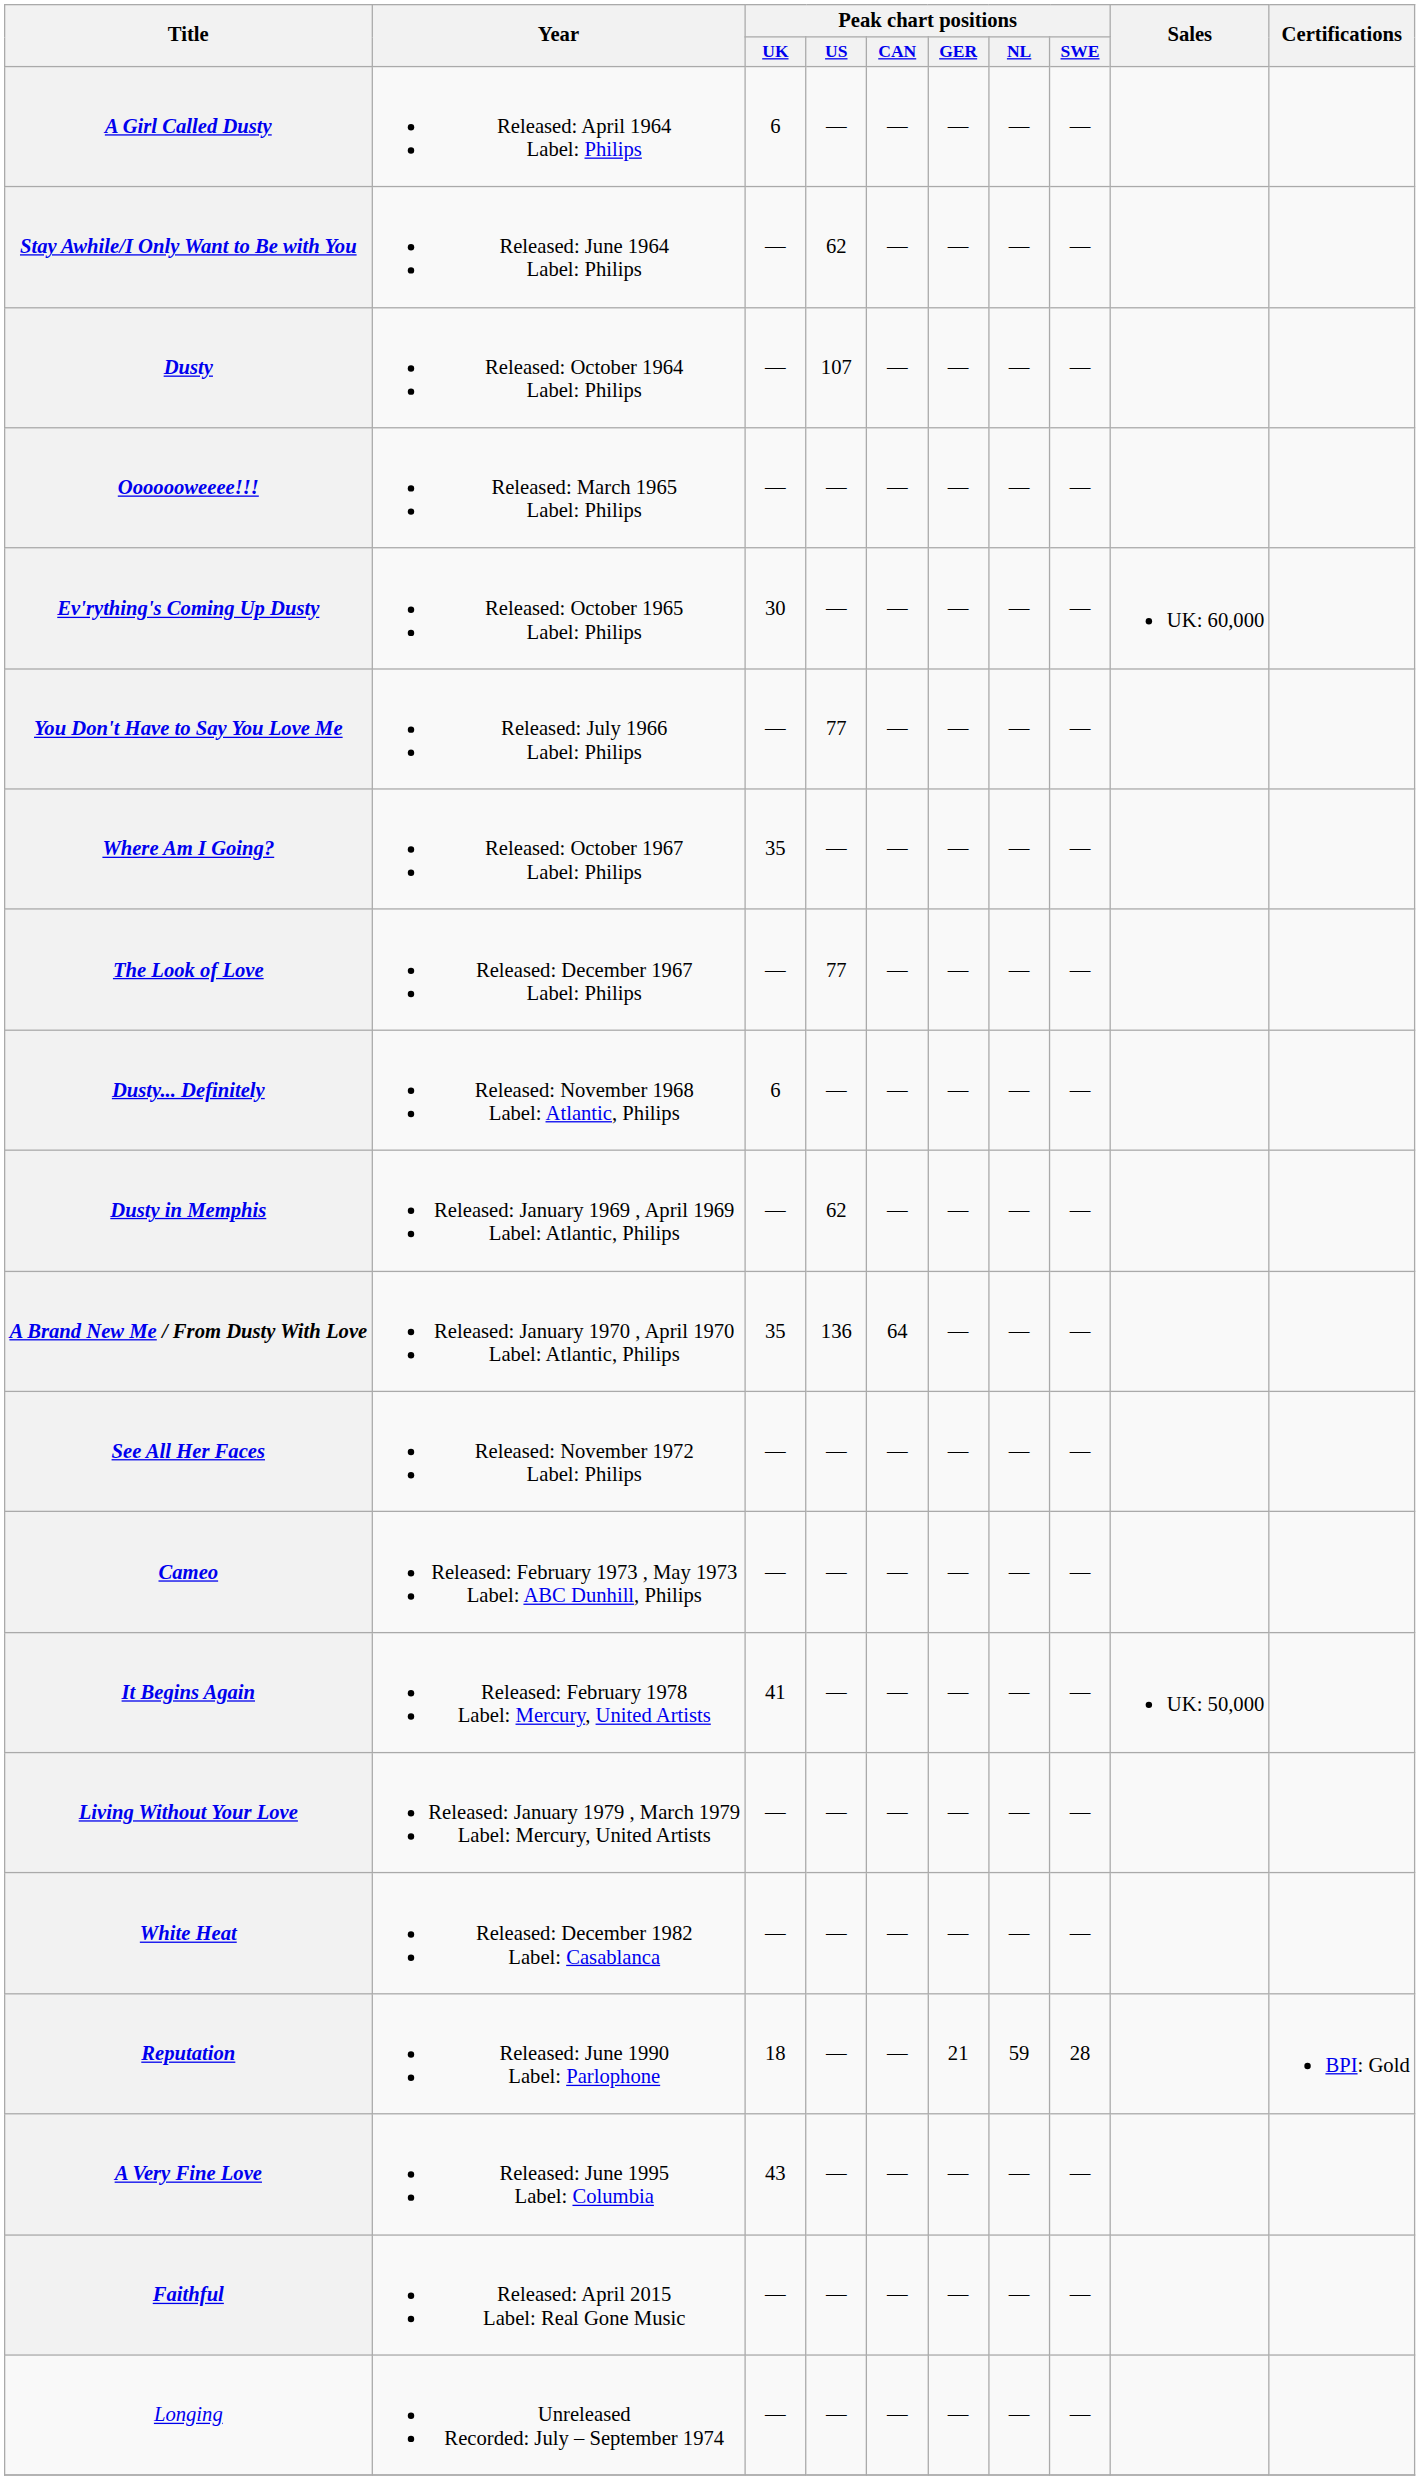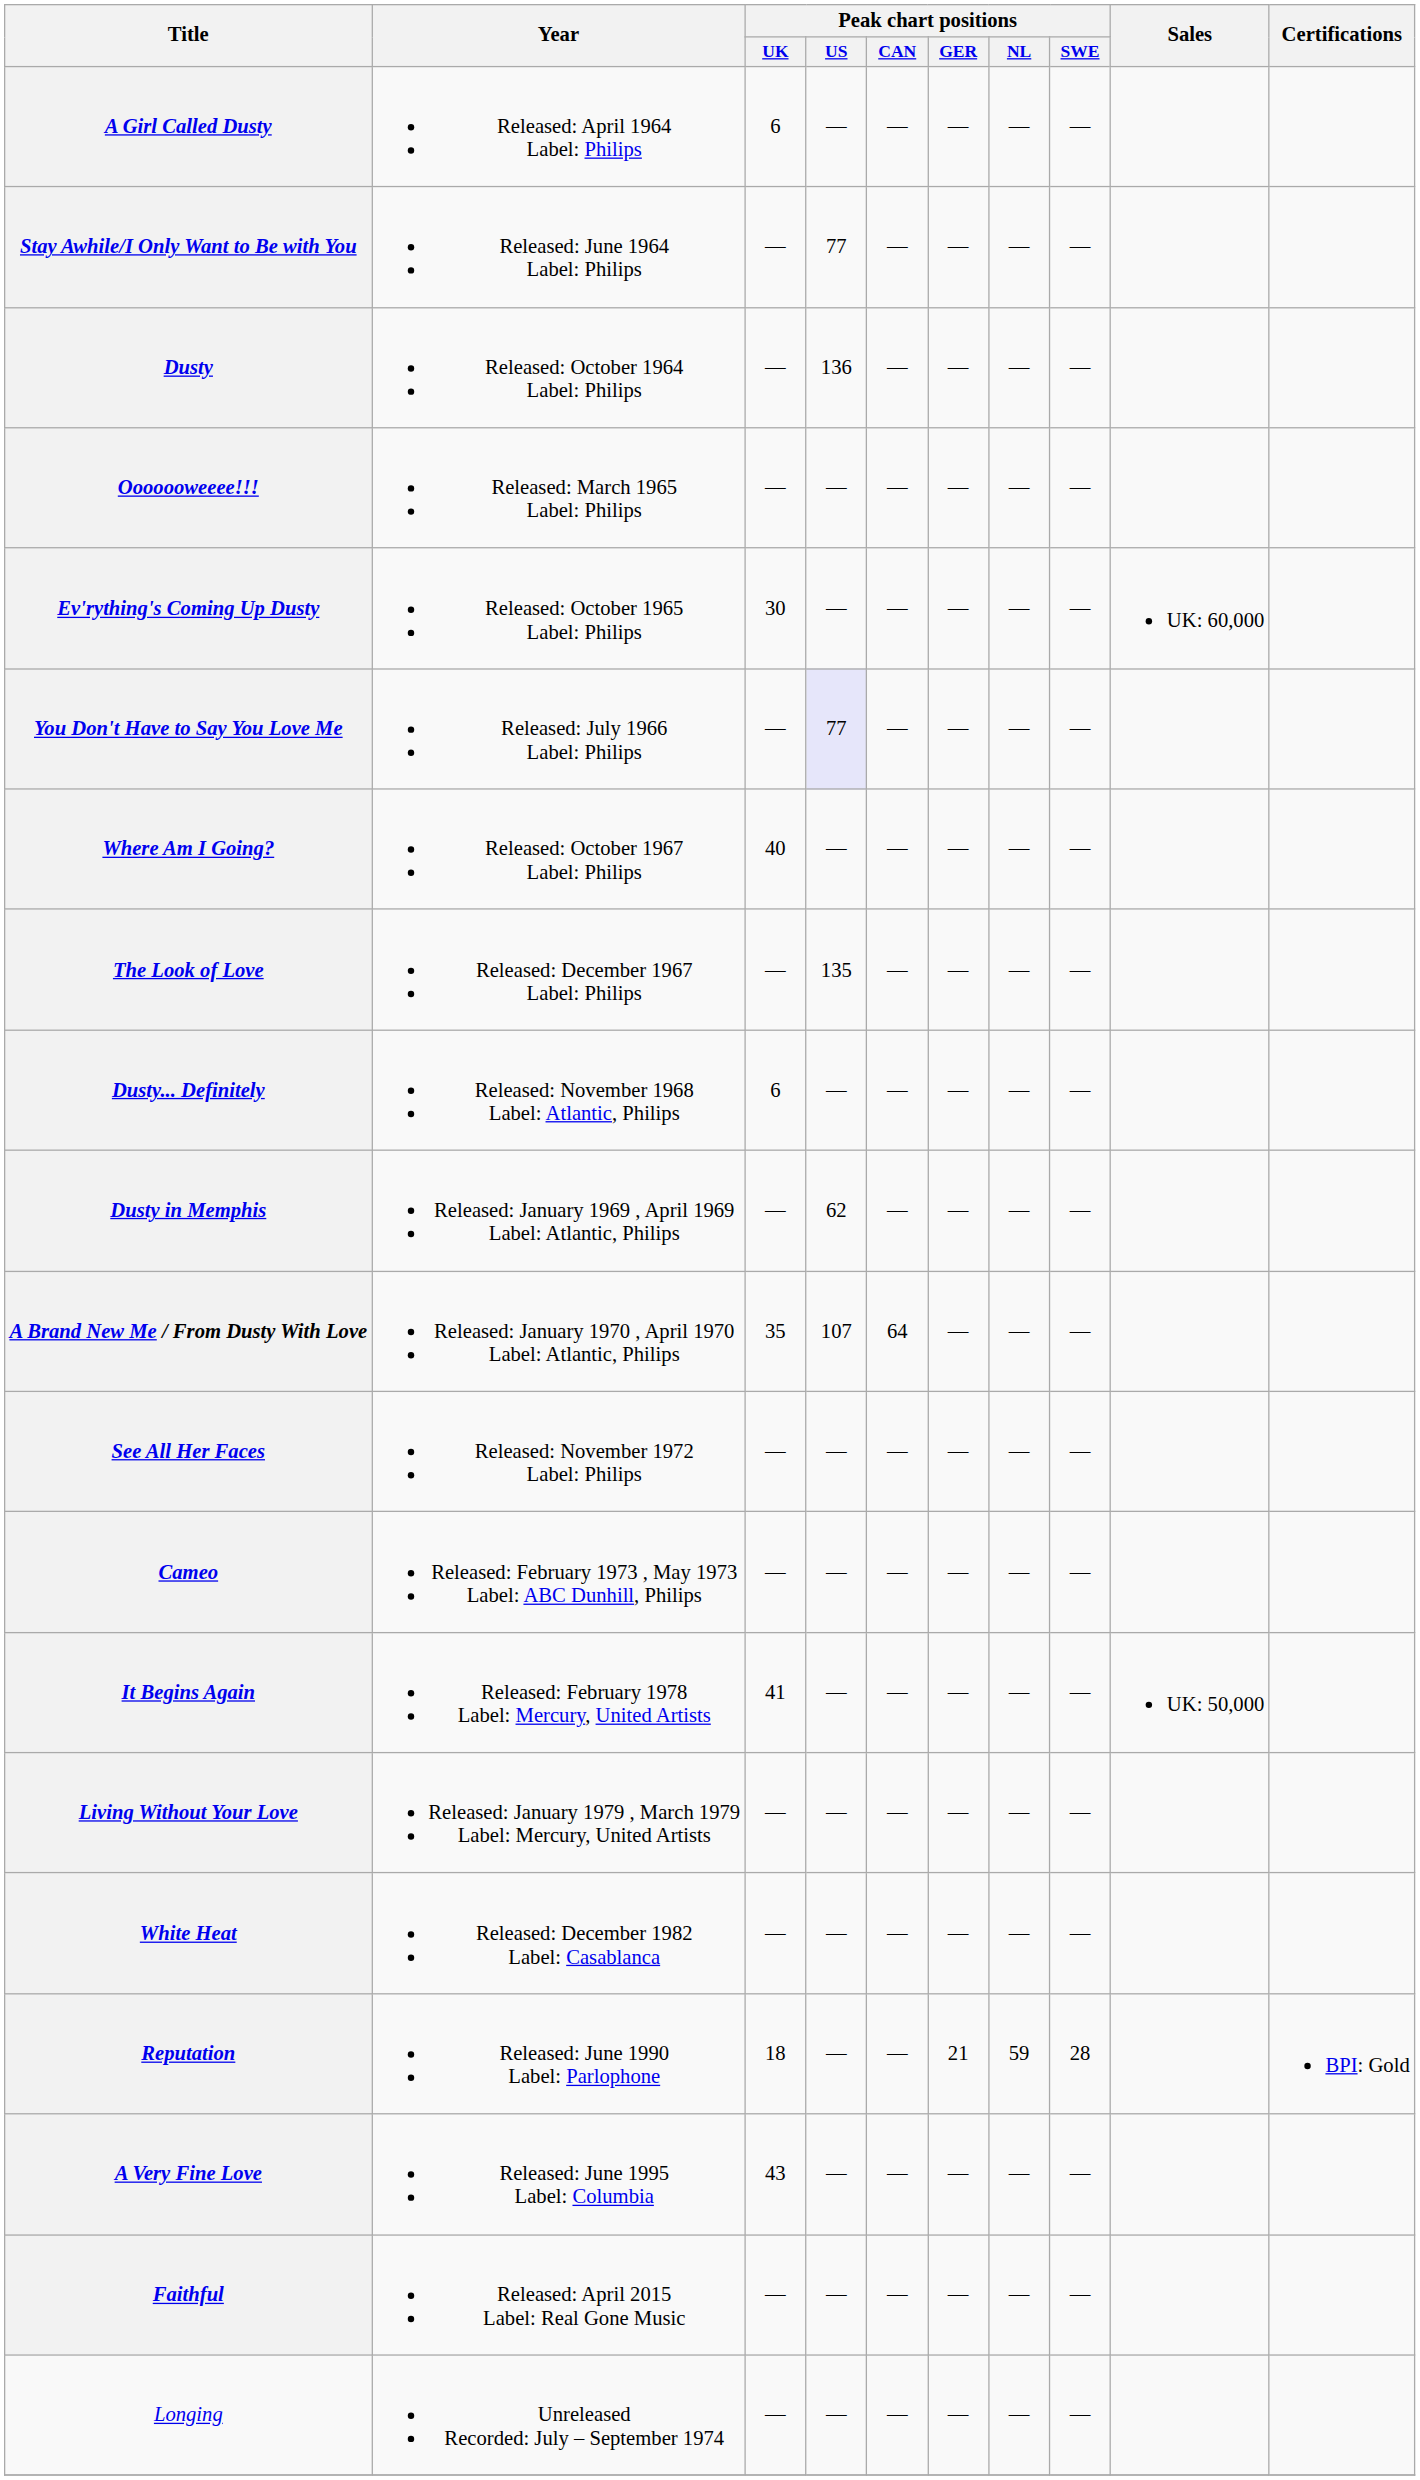(836, 246) 62 -> (836, 246) 77
(836, 367) 107 -> (836, 367) 136
(836, 728) no background -> (836, 728) lavender background
(775, 849) 35 -> (775, 849) 40
(836, 969) 77 -> (836, 969) 135
(836, 1330) 136 -> (836, 1330) 107
